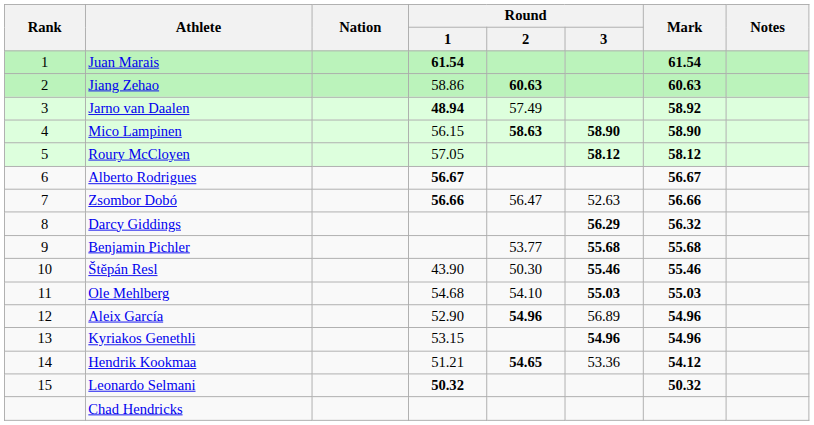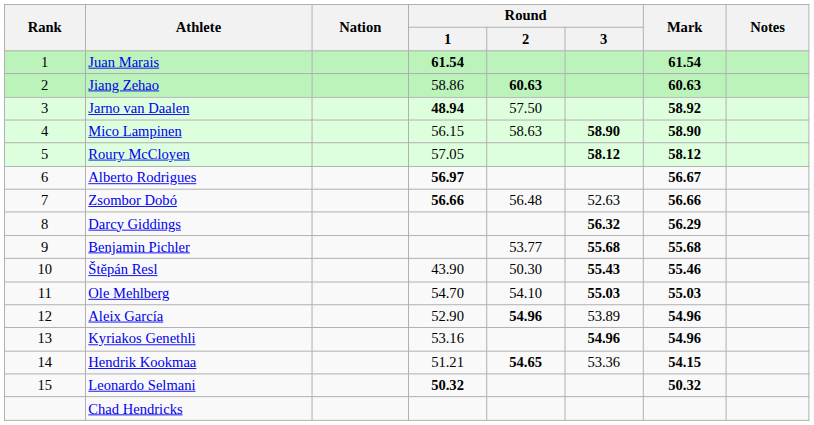(526, 108) 57.49 -> (526, 108) 57.50
(526, 131) bold -> (526, 131) normal
(448, 177) 56.67 -> (448, 177) 56.97
(526, 200) 56.47 -> (526, 200) 56.48
(604, 223) 56.29 -> (604, 223) 56.32
(685, 223) 56.32 -> (685, 223) 56.29
(604, 270) 55.46 -> (604, 270) 55.43
(448, 293) 54.68 -> (448, 293) 54.70
(604, 316) 56.89 -> (604, 316) 53.89
(448, 339) 53.15 -> (448, 339) 53.16
(685, 362) 54.12 -> (685, 362) 54.15
